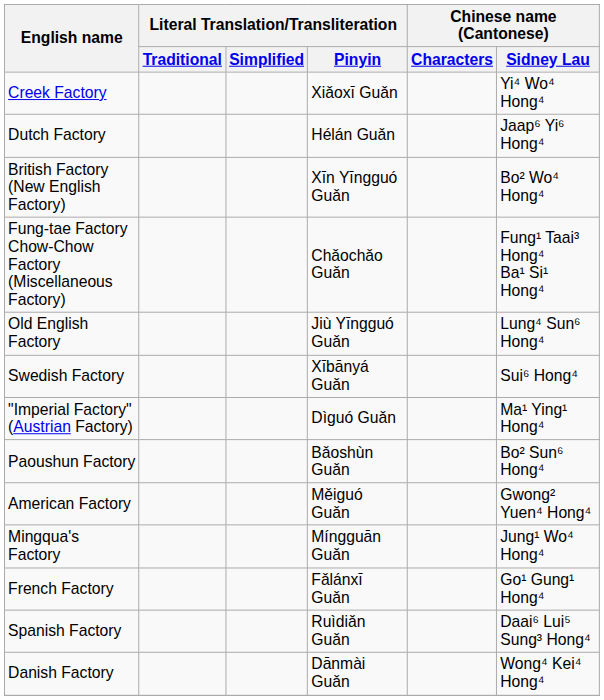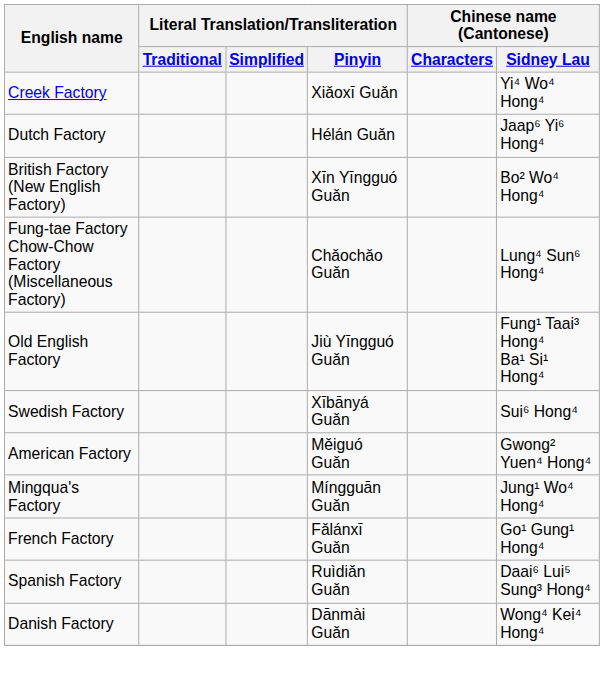(540, 264) Fung¹ Taai³ Hong⁴ Ba¹ Si¹ Hong⁴ -> (540, 264) Lung⁴ Sun⁶ Hong⁴
(540, 333) Lung⁴ Sun⁶ Hong⁴ -> (540, 351) Fung¹ Taai³ Hong⁴ Ba¹ Si¹ Hong⁴
- row: (70, 418)
- row: (72, 461)
